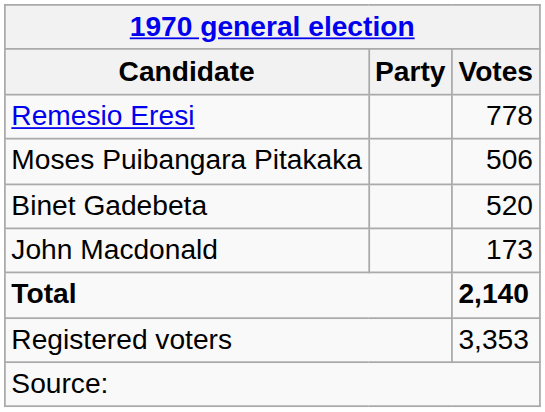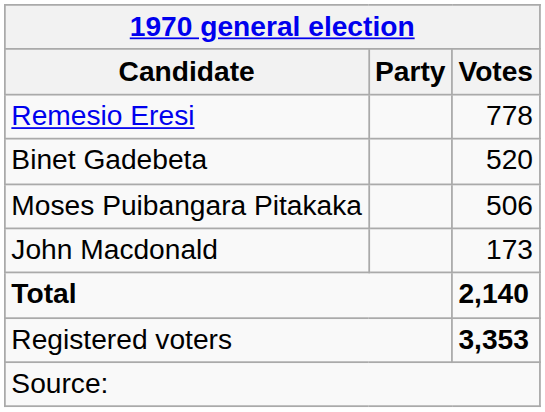rows swapped: (109, 205) <-> (187, 160)
(494, 339) normal -> (494, 339) bold
